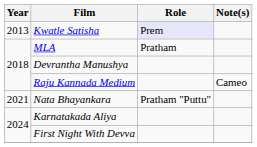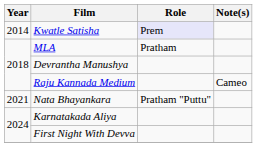(18, 30) 2013 -> (18, 30) 2014
